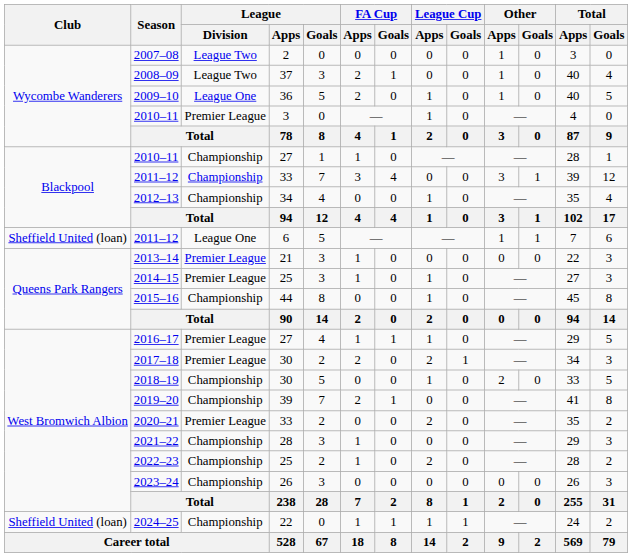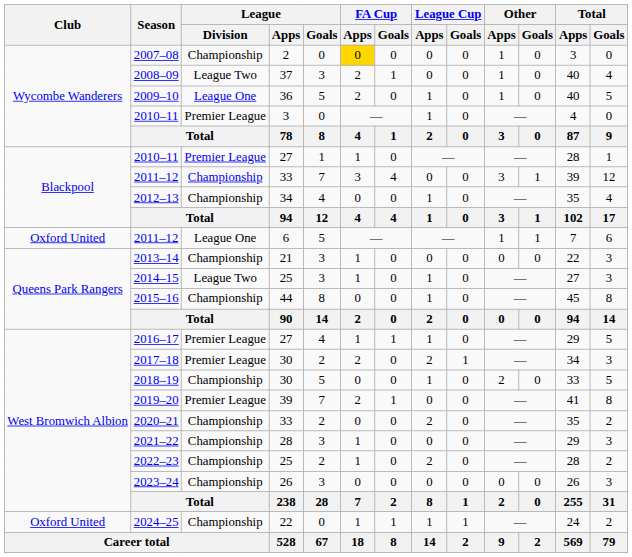(225, 55) League Two -> (225, 55) Championship
(358, 55) no background -> (358, 55) gold background
(225, 156) Championship -> (225, 156) Premier League
(68, 237) Sheffield United (loan) -> (68, 237) Oxford United
(225, 258) Premier League -> (225, 258) Championship
(225, 278) Premier League -> (225, 278) League Two
(225, 400) Championship -> (225, 400) Premier League
(225, 420) Premier League -> (225, 420) Championship
(68, 522) Sheffield United (loan) -> (68, 522) Oxford United
